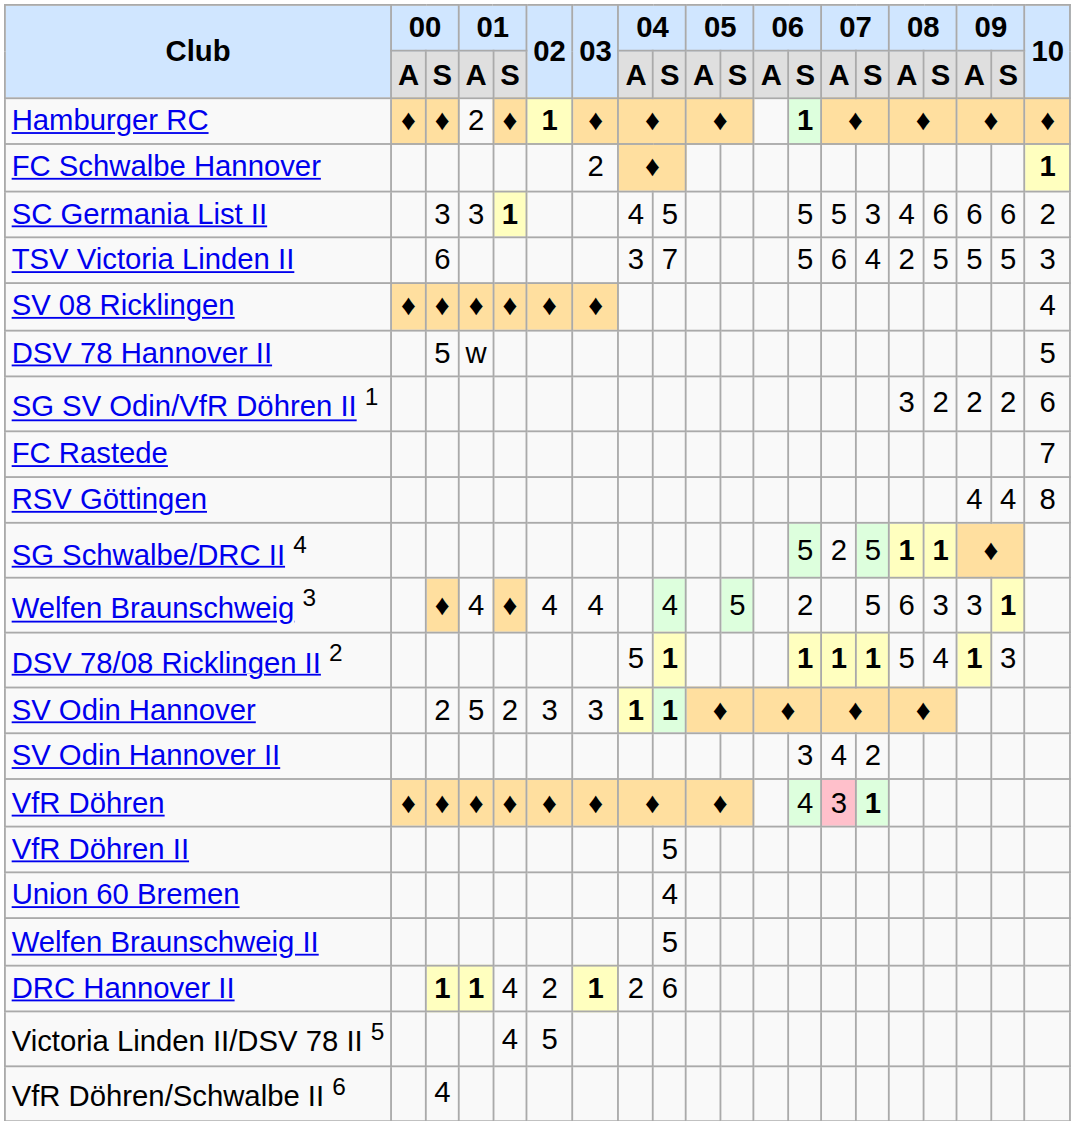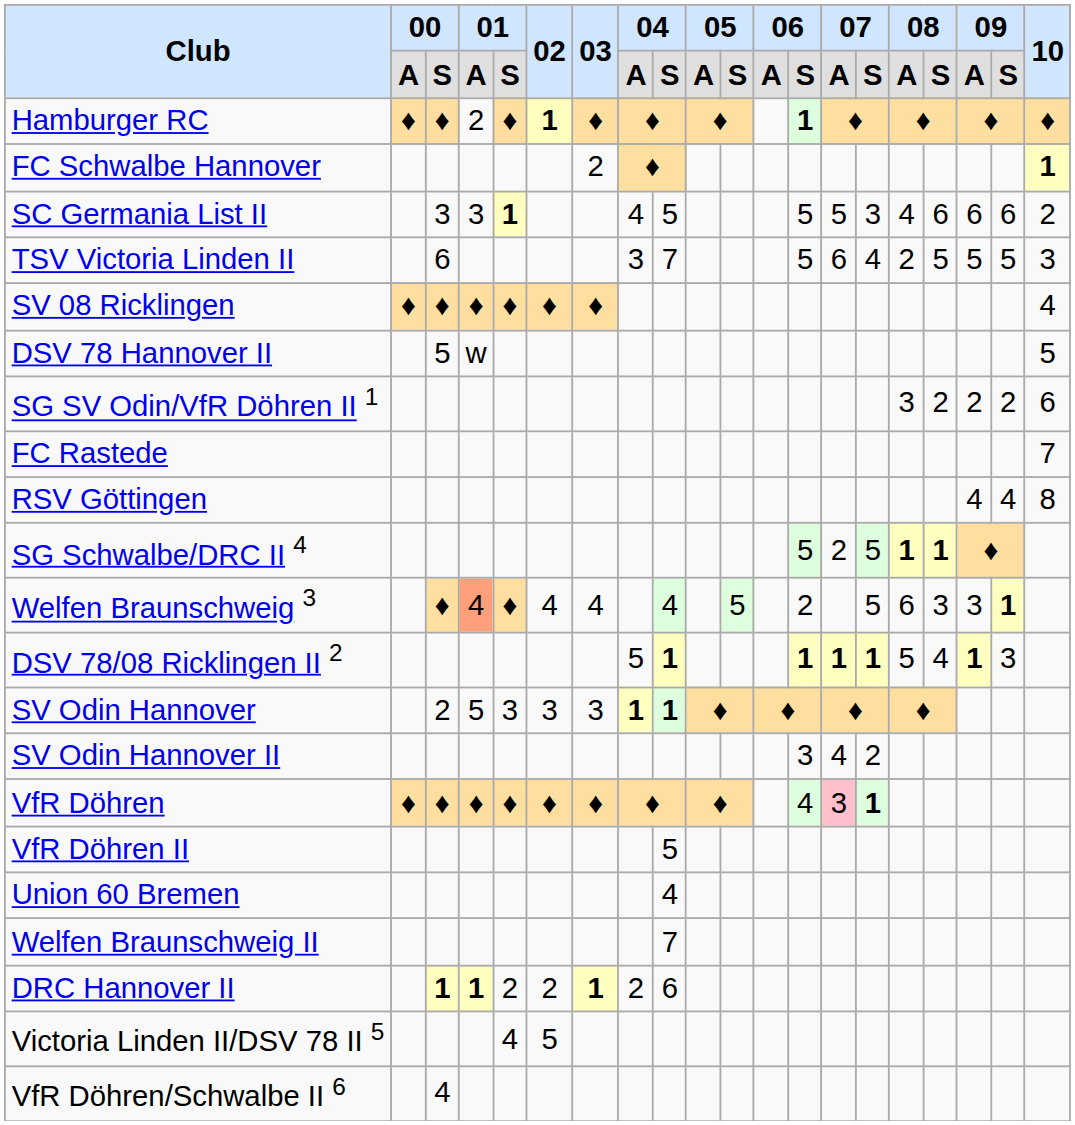(476, 604) no background -> (476, 604) lightsalmon background
(510, 709) 2 -> (510, 709) 3
(670, 941) 5 -> (670, 941) 7
(510, 988) 4 -> (510, 988) 2
